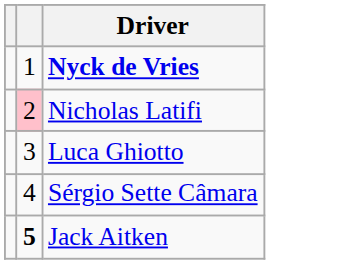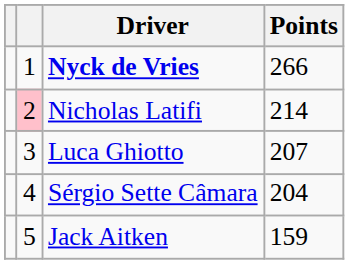+ column: (304, 25)
(29, 236) bold -> (29, 236) normal
